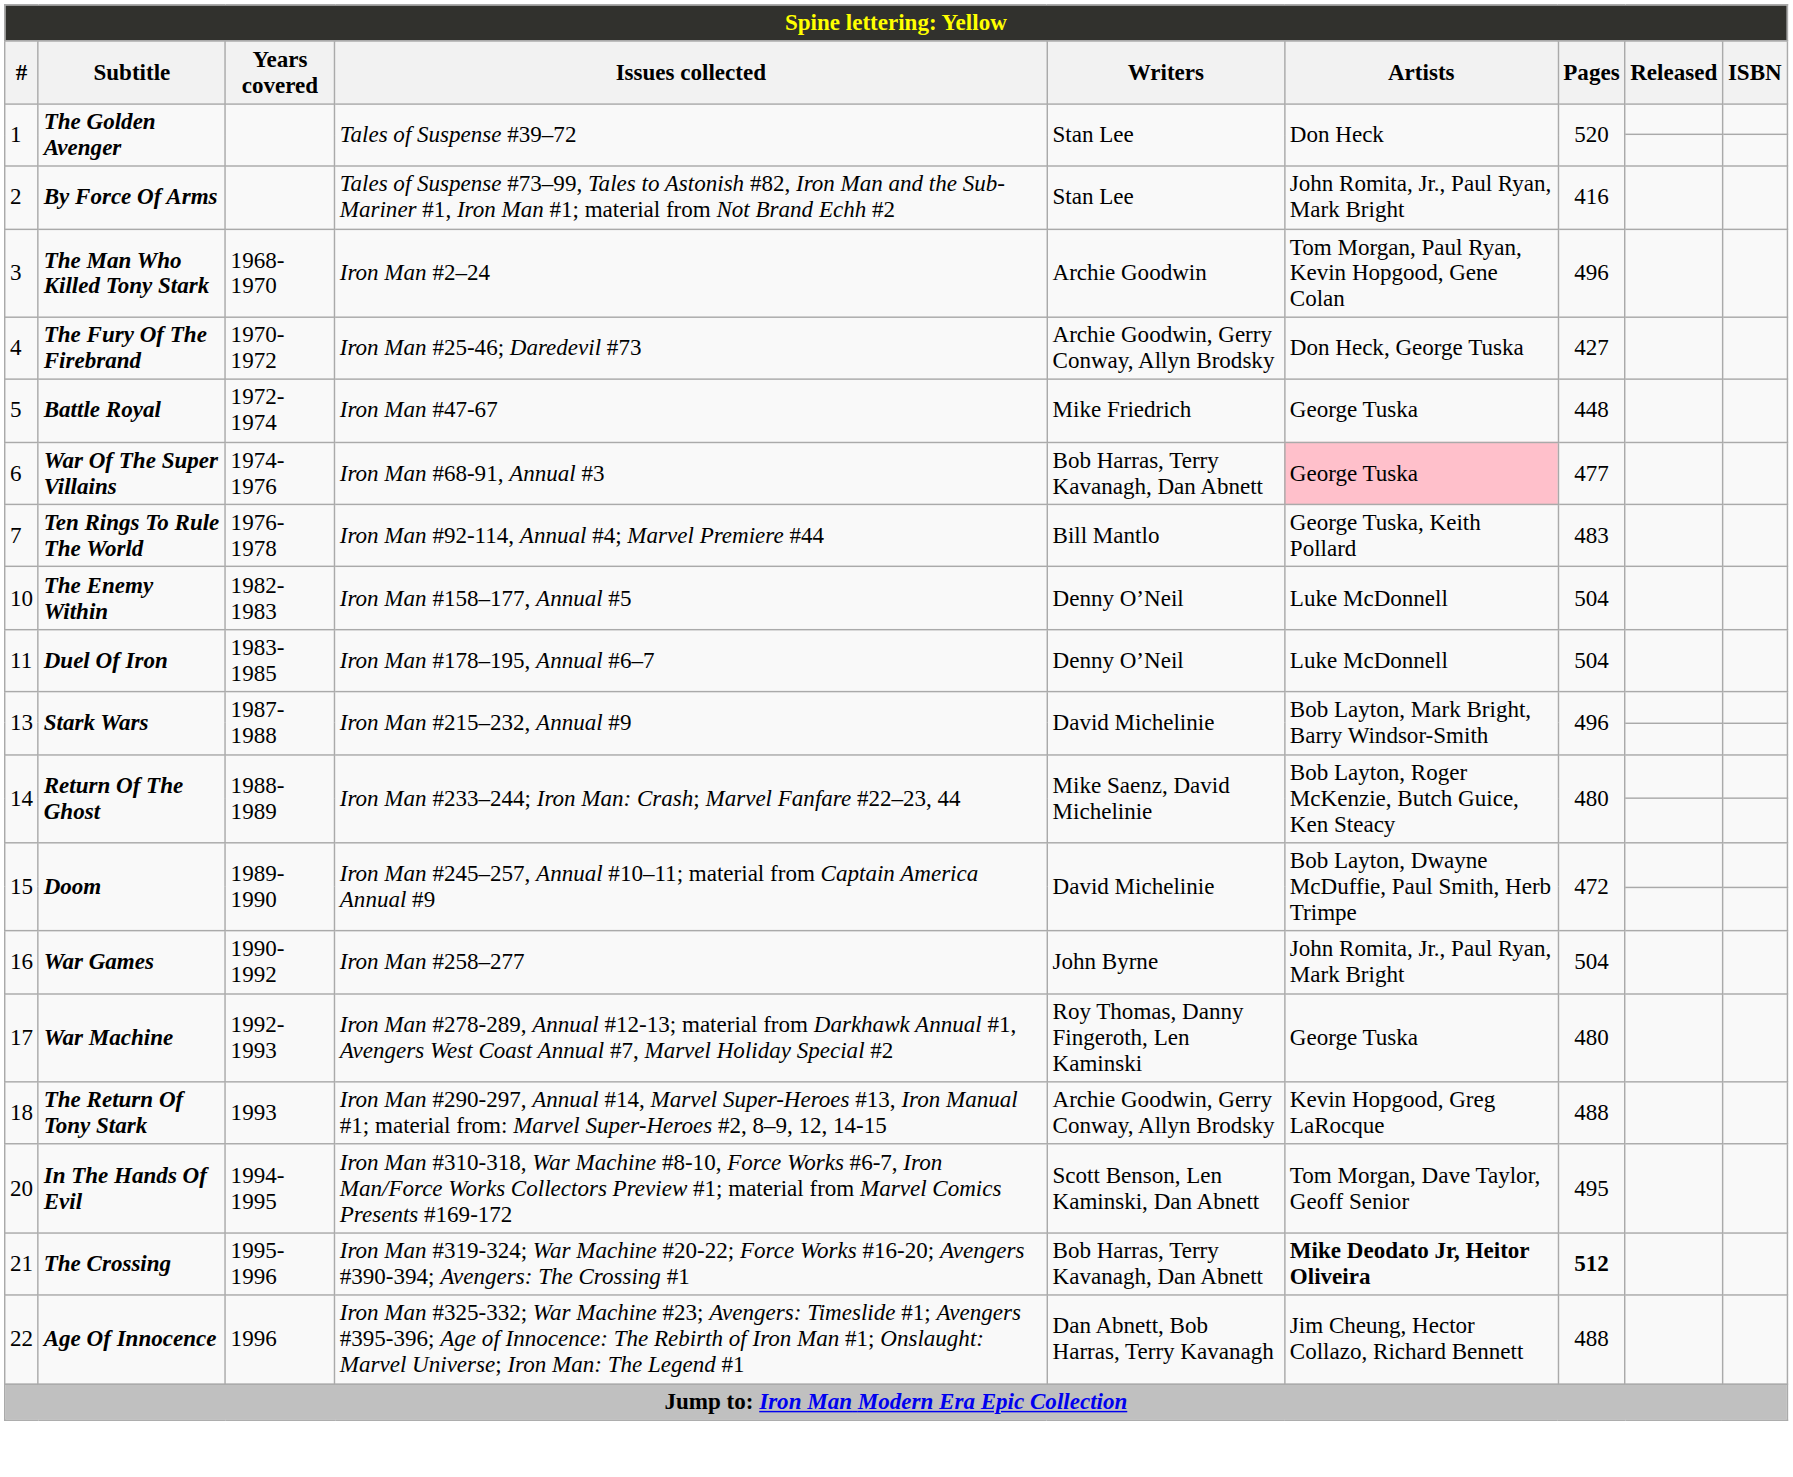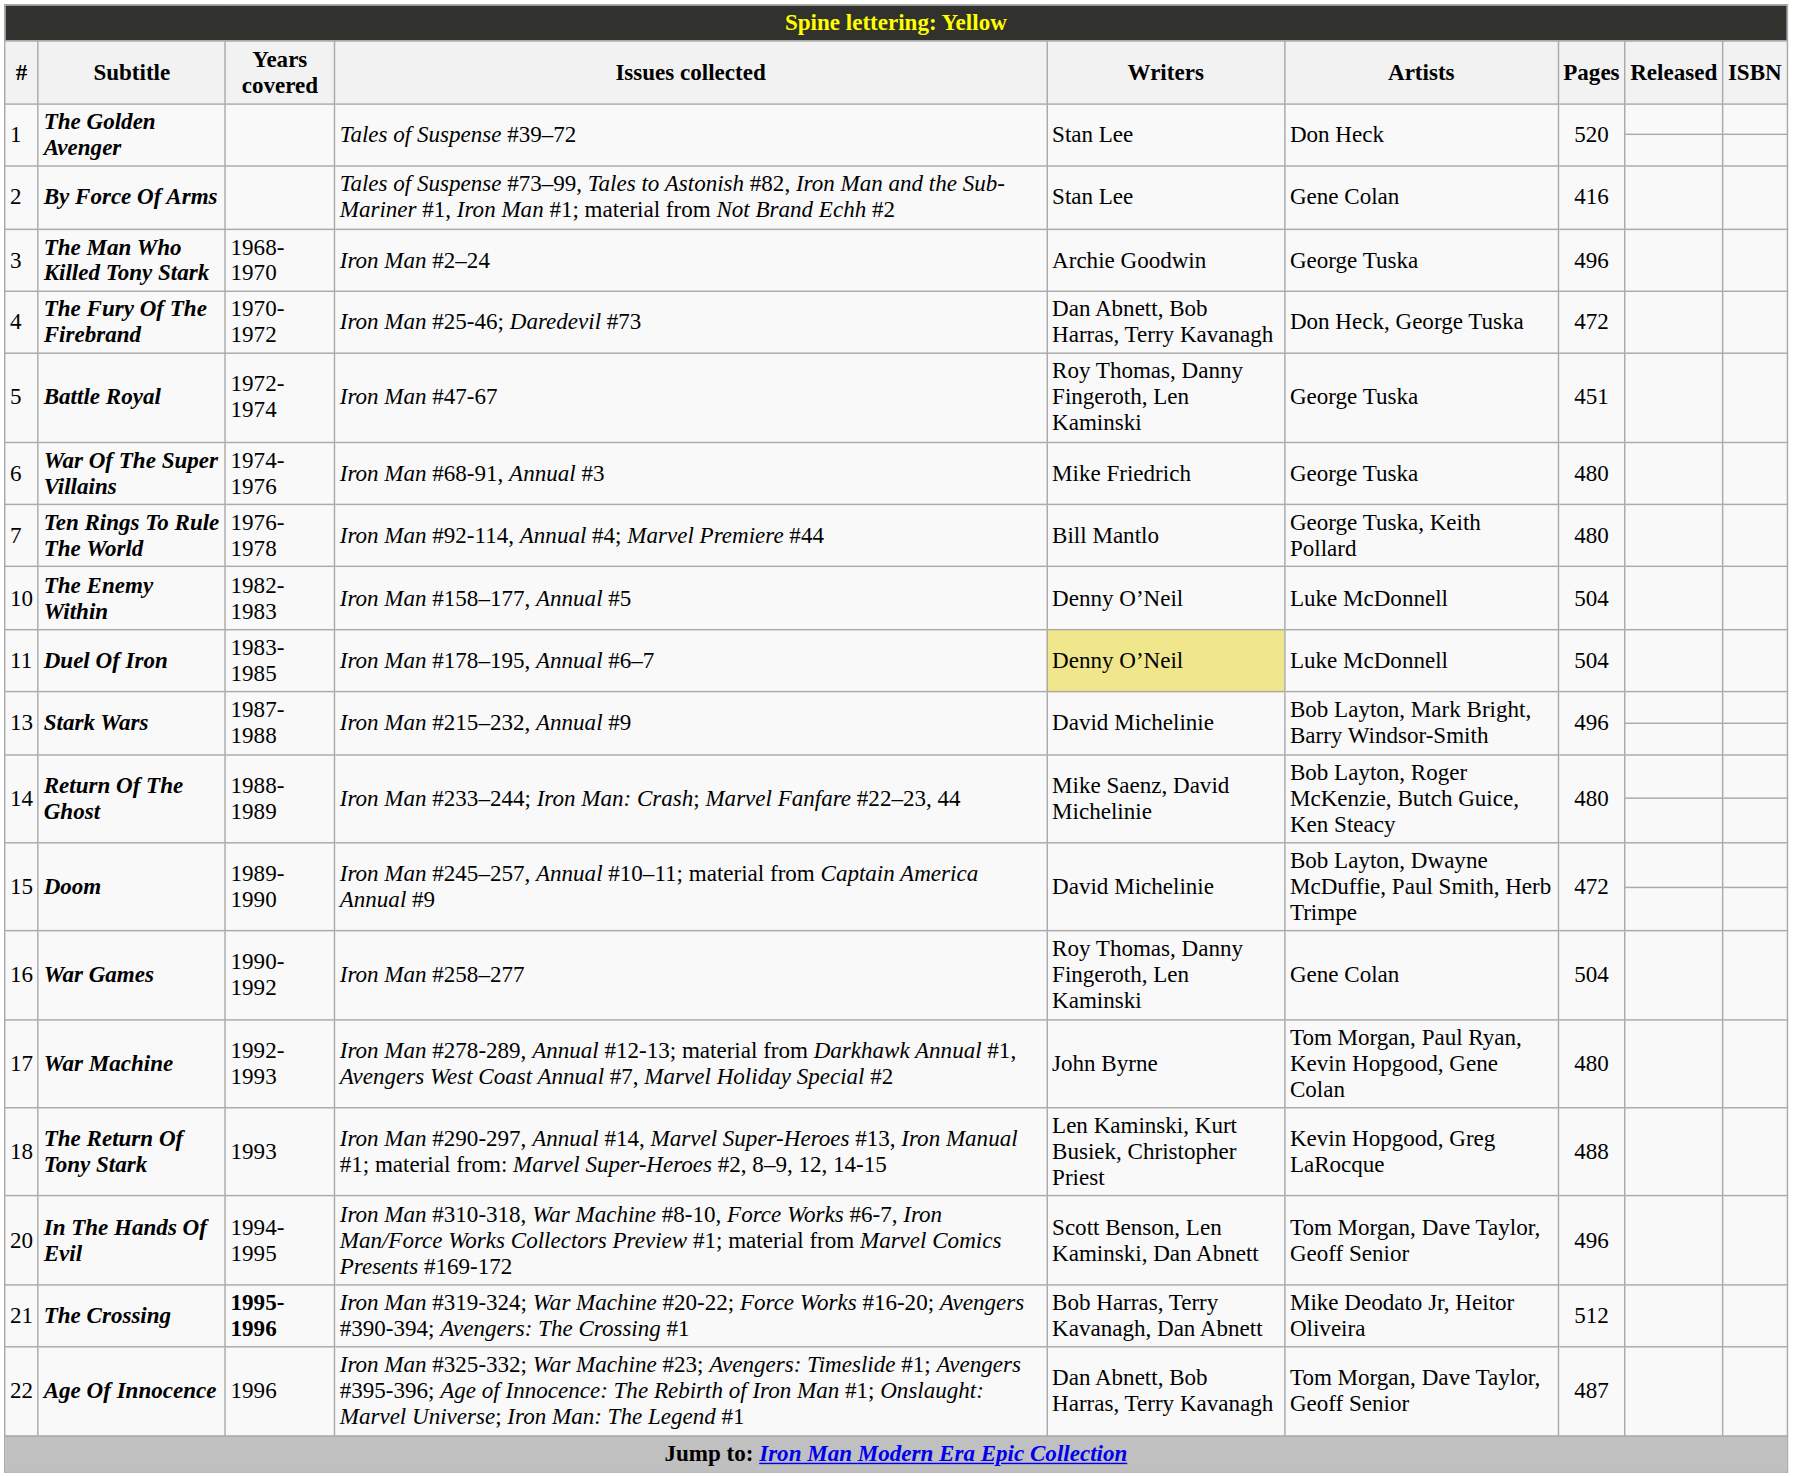(1421, 197) John Romita, Jr., Paul Ryan, Mark Bright -> (1345, 197) Gene Colan
(1406, 272) Tom Morgan, Paul Ryan, Kevin Hopgood, Gene Colan -> (1354, 259) George Tuska
(1163, 348) Archie Goodwin, Gerry Conway, Allyn Brodsky -> (1163, 322) Dan Abnett, Bob Harras, Terry Kavanagh
(1591, 348) 427 -> (1591, 322) 472
(1122, 410) Mike Friedrich -> (1148, 397) Roy Thomas, Danny Fingeroth, Len Kaminski
(1591, 410) 448 -> (1591, 397) 451
(1158, 472) Bob Harras, Terry Kavanagh, Dan Abnett -> (1121, 472) Mike Friedrich
(1354, 472) pink background -> (1354, 472) no background
(1591, 472) 477 -> (1591, 472) 480
(1591, 535) 483 -> (1591, 535) 480
(1118, 660) no background -> (1118, 660) khaki background
(1105, 962) John Byrne -> (1148, 974) Roy Thomas, Danny Fingeroth, Len Kaminski
(1421, 962) John Romita, Jr., Paul Ryan, Mark Bright -> (1345, 974) Gene Colan
(1148, 1037) Roy Thomas, Danny Fingeroth, Len Kaminski -> (1105, 1063) John Byrne
(1354, 1037) George Tuska -> (1406, 1063) Tom Morgan, Paul Ryan, Kevin Hopgood, Gene Colan
(1163, 1112) Archie Goodwin, Gerry Conway, Allyn Brodsky -> (1145, 1151) Len Kaminski, Kurt Busiek, Christopher Priest
(1591, 1188) 495 -> (1591, 1240) 496
(257, 1263) normal -> (257, 1315) bold
(1409, 1263) bold -> (1402, 1315) normal
(1591, 1263) bold -> (1591, 1315) normal
(1407, 1339) Jim Cheung, Hector Collazo, Richard Bennett -> (1415, 1390) Tom Morgan, Dave Taylor, Geoff Senior
(1591, 1339) 488 -> (1591, 1390) 487
